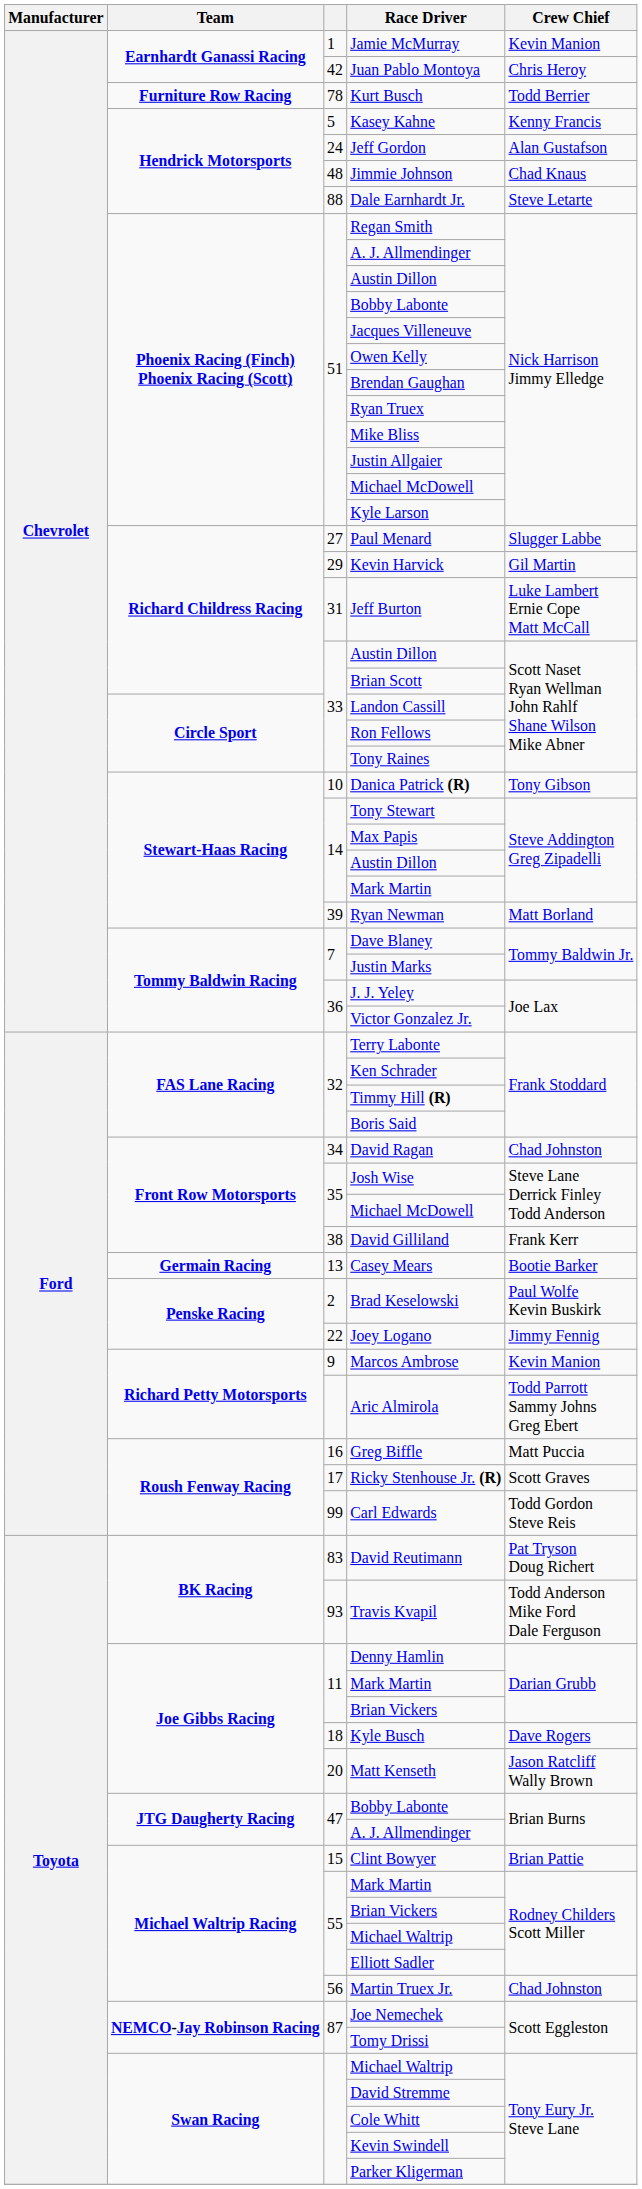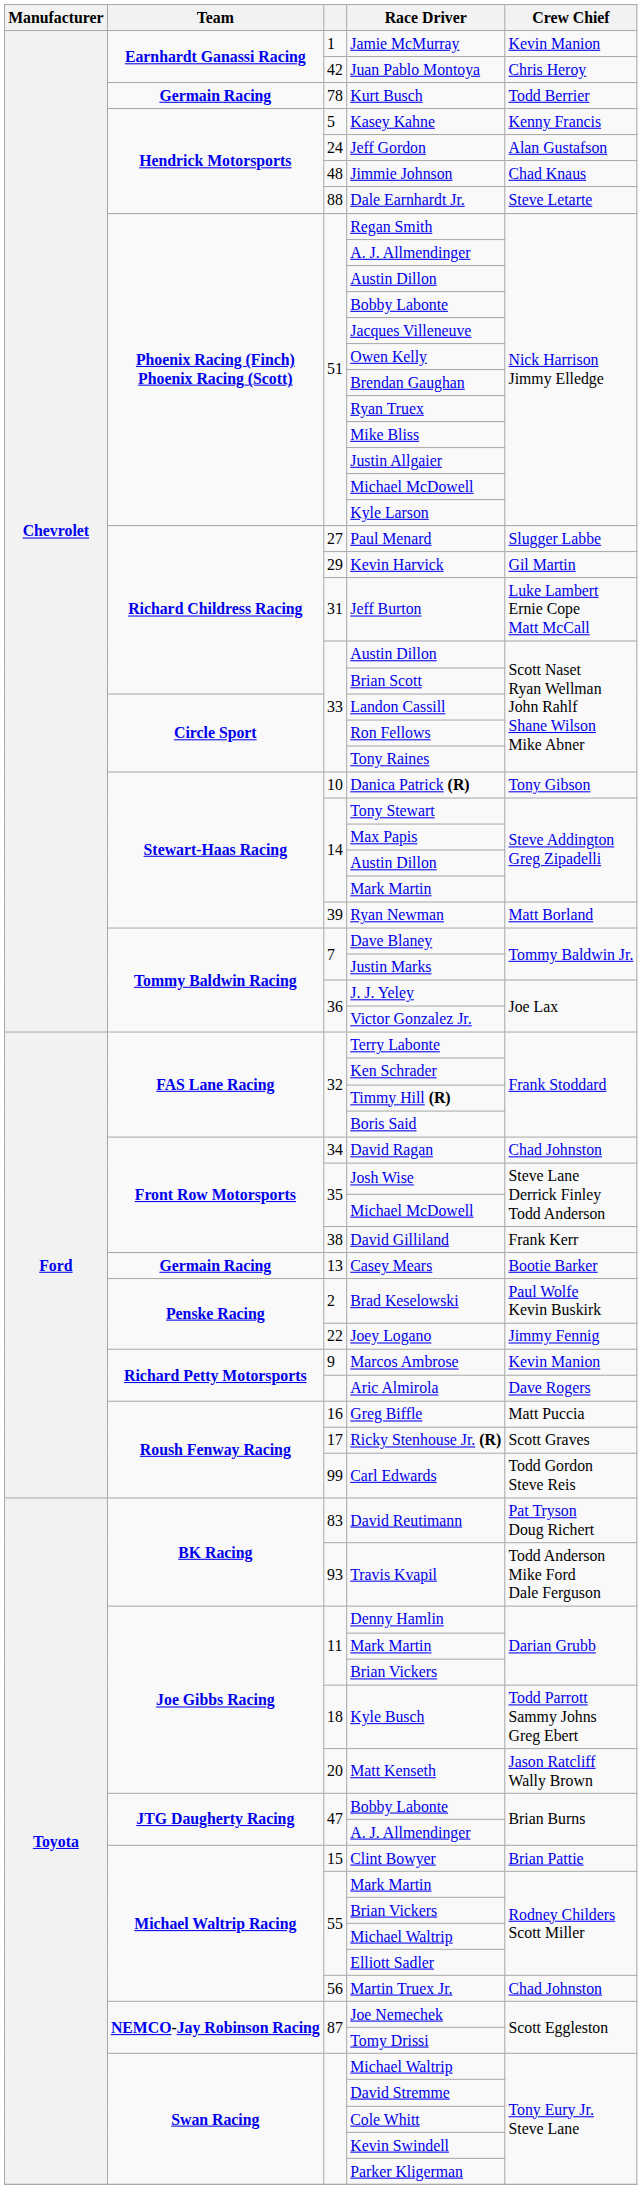(215, 95) Furniture Row Racing -> (215, 95) Germain Racing
(553, 1407) Todd Parrott Sammy Johns Greg Ebert -> (550, 1388) Dave Rogers
(550, 1735) Dave Rogers -> (553, 1716) Todd Parrott Sammy Johns Greg Ebert
